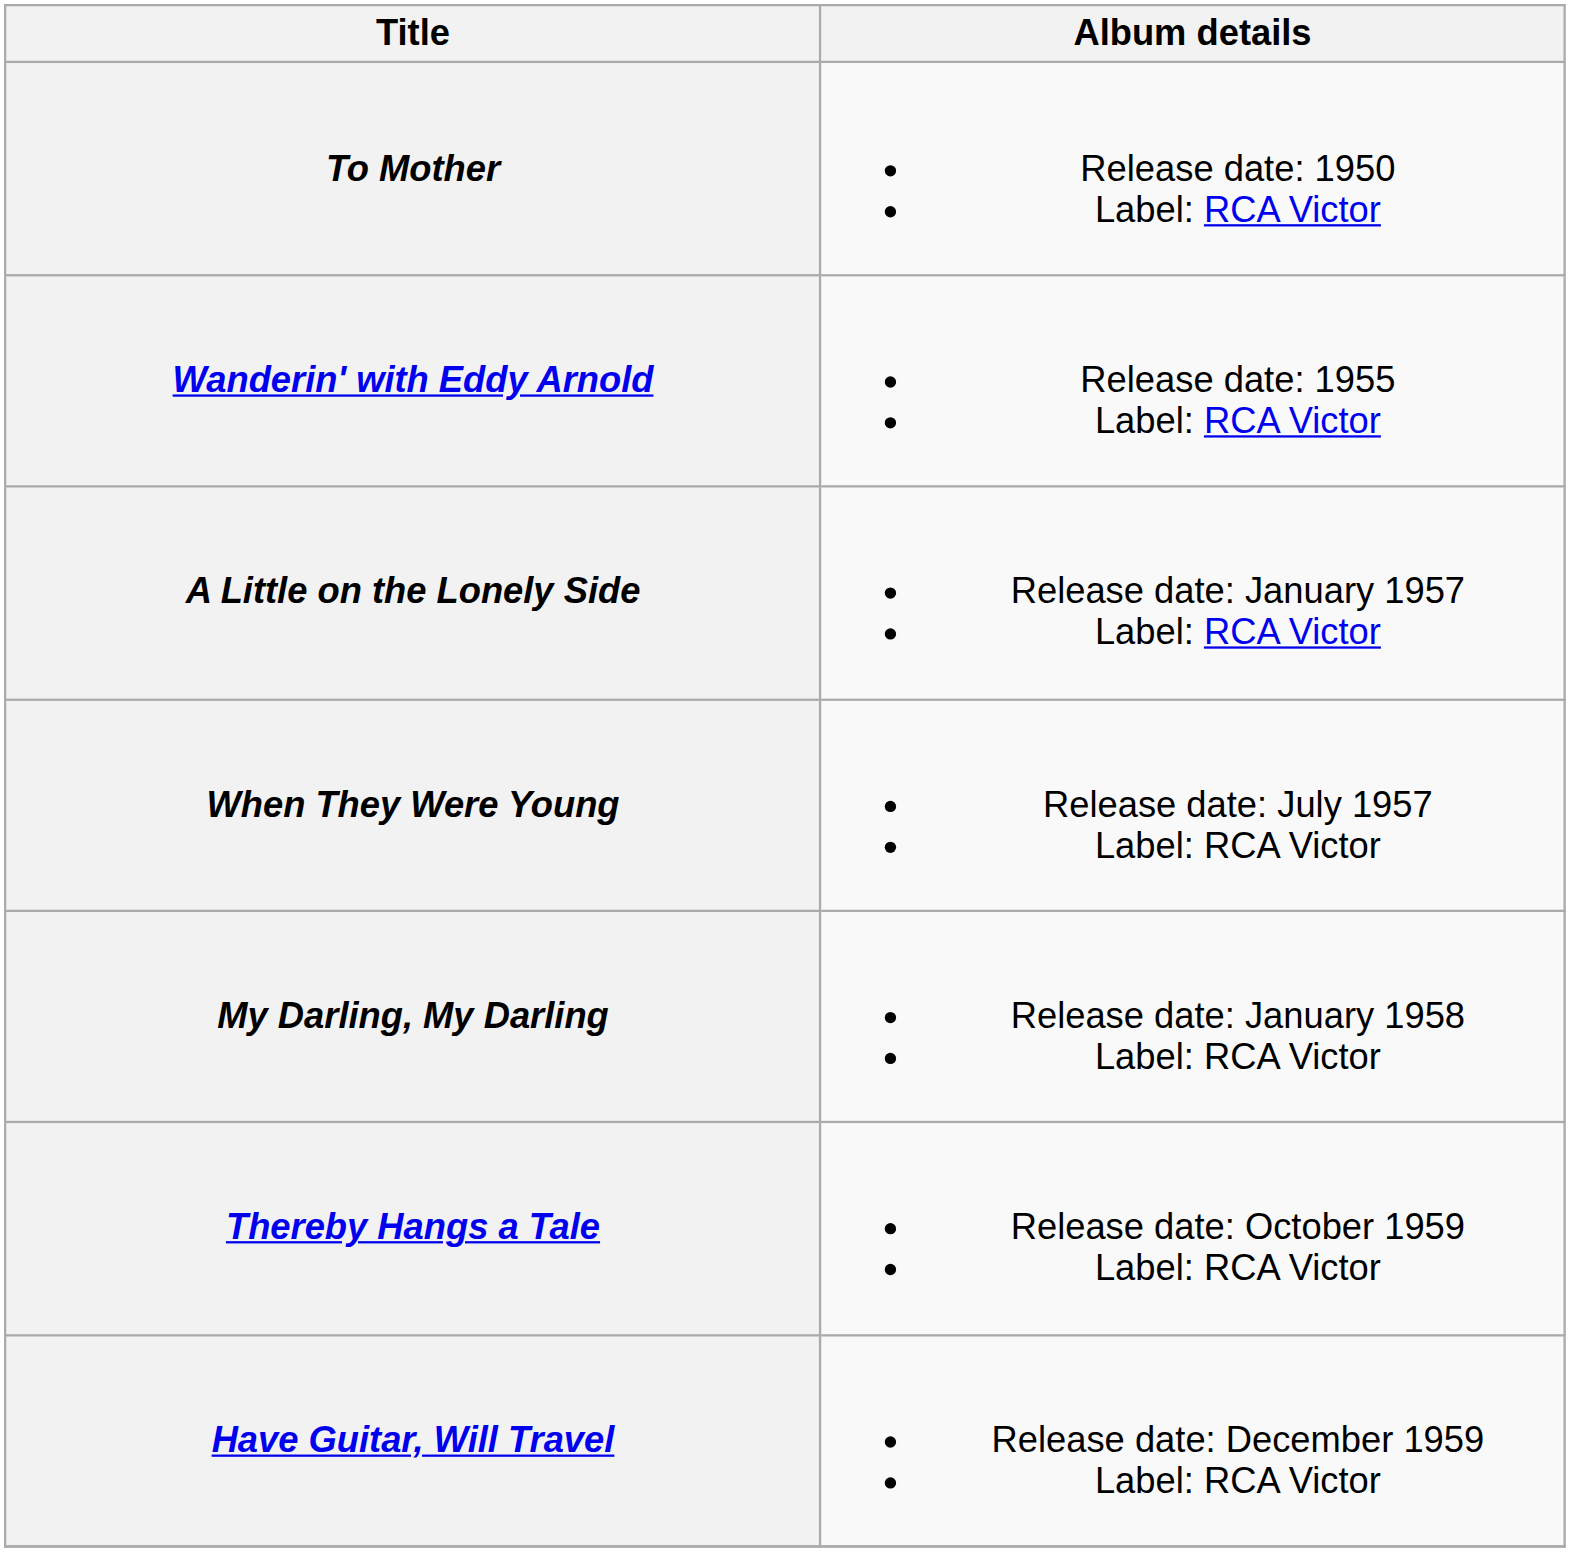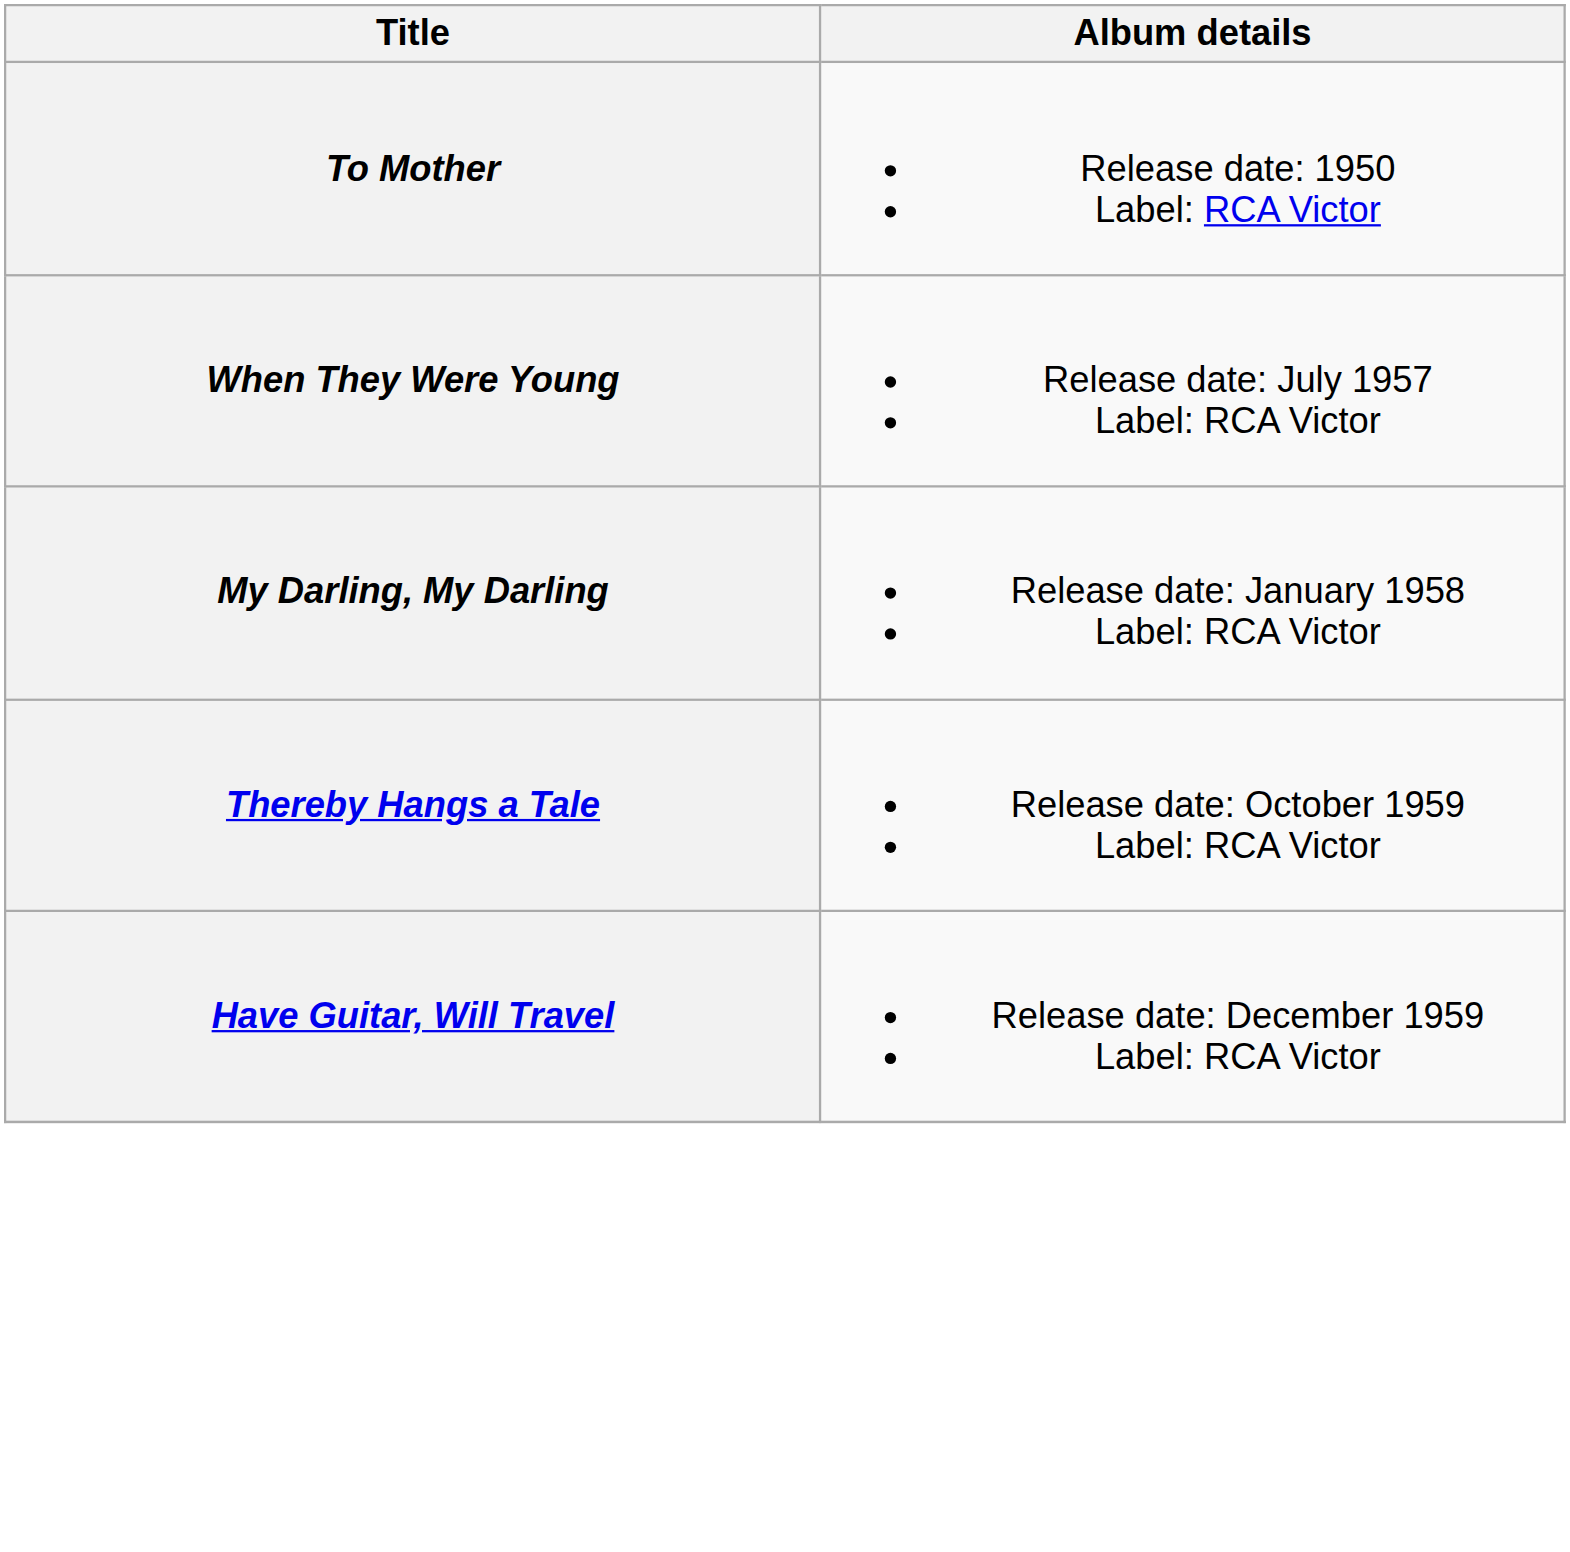- row: (413, 380)
- row: (413, 592)
